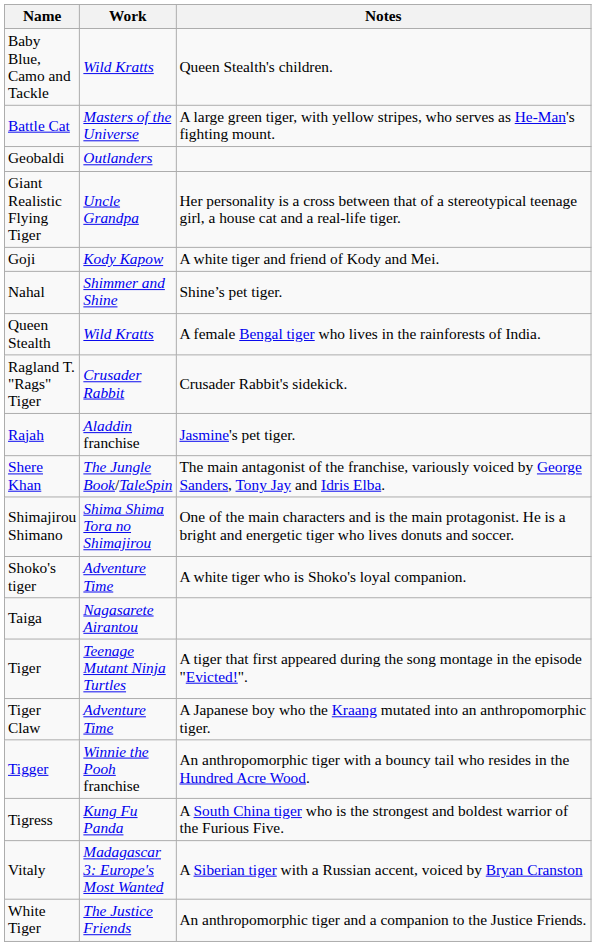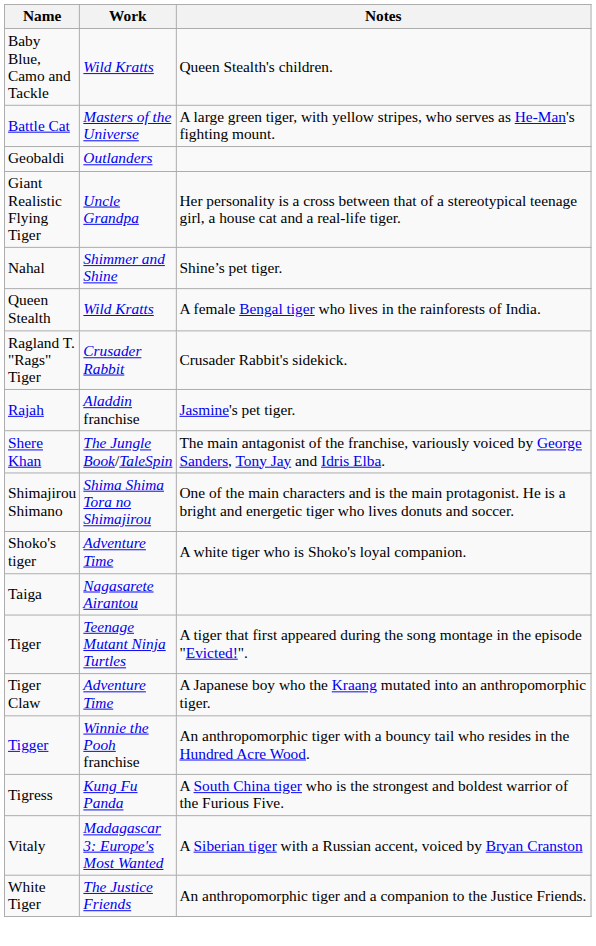- row: (22, 259)
